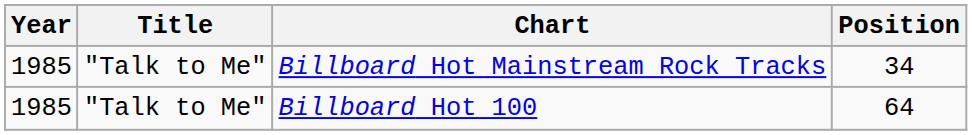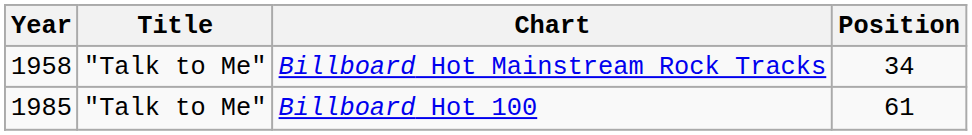(41, 67) 1985 -> (41, 67) 1958
(899, 108) 64 -> (899, 108) 61
